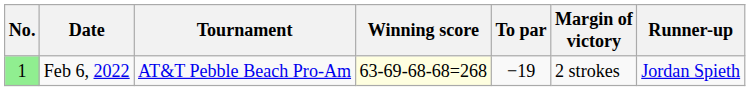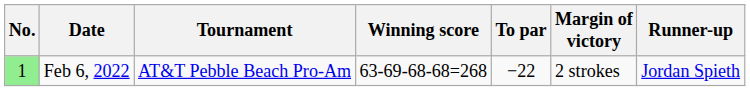(423, 70) lightyellow background -> (423, 70) no background
(521, 70) −19 -> (521, 70) −22
